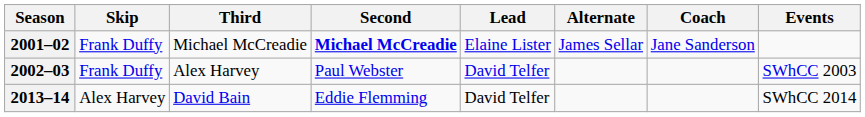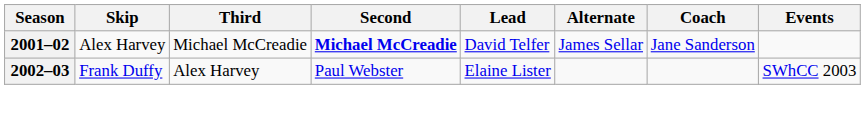(121, 44) Frank Duffy -> (122, 44) Alex Harvey
(508, 44) Elaine Lister -> (507, 44) David Telfer
(507, 71) David Telfer -> (508, 71) Elaine Lister
- row: (40, 97)
